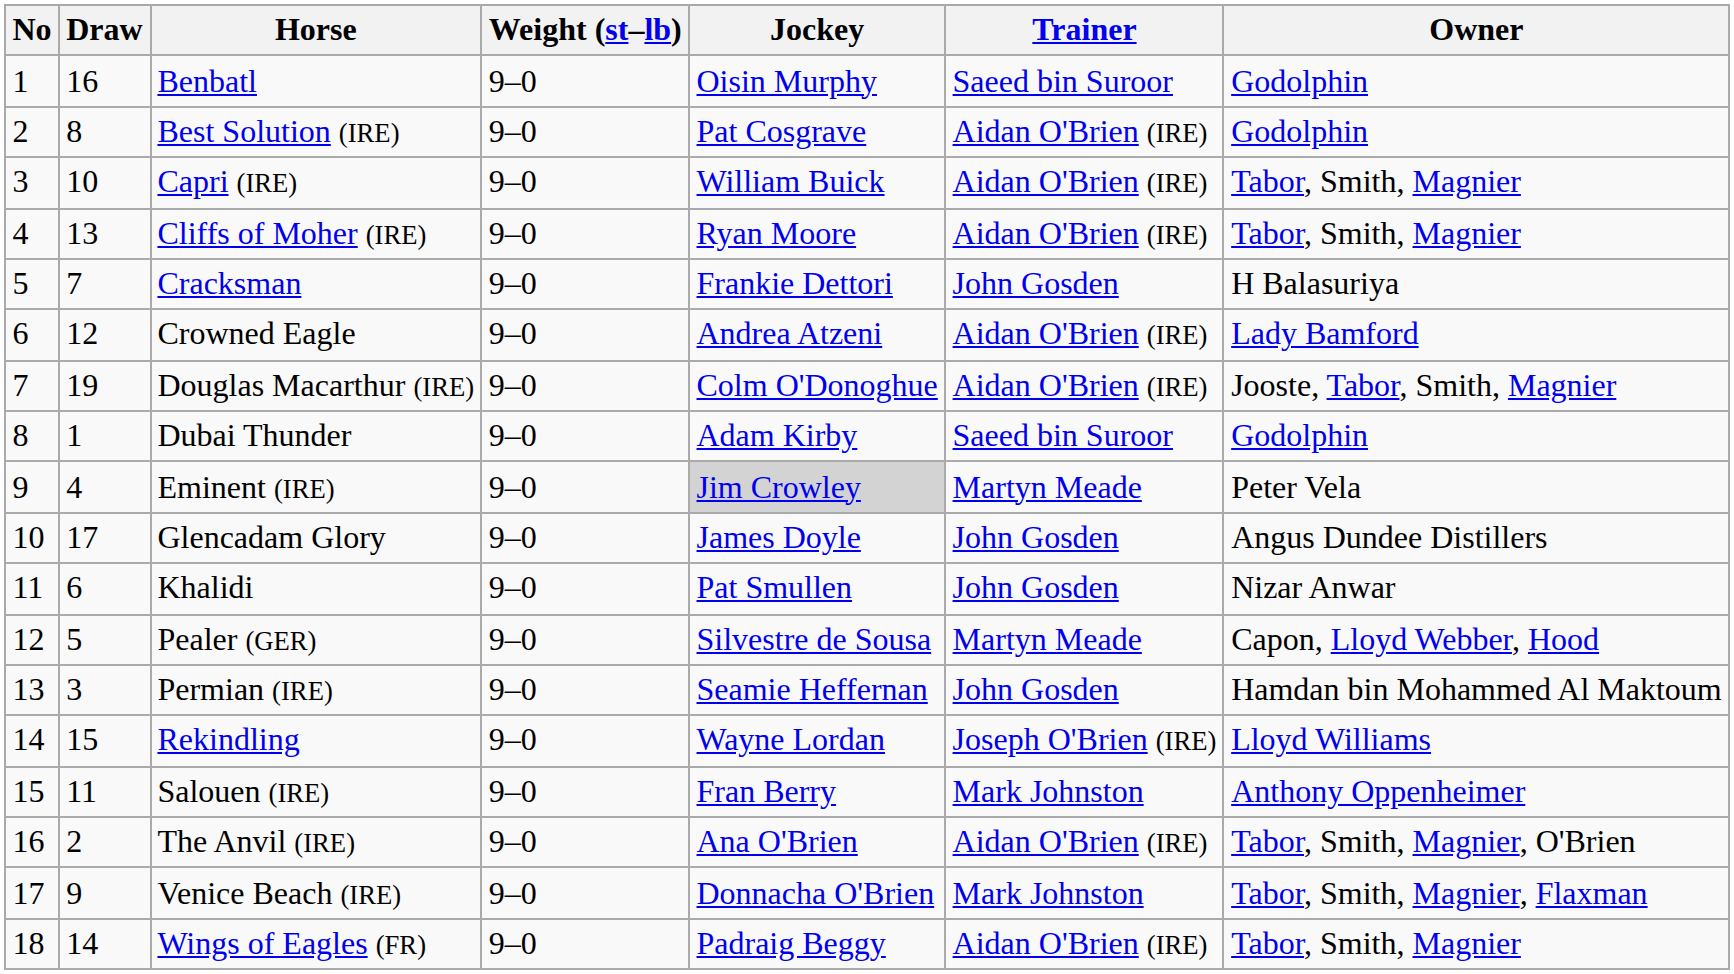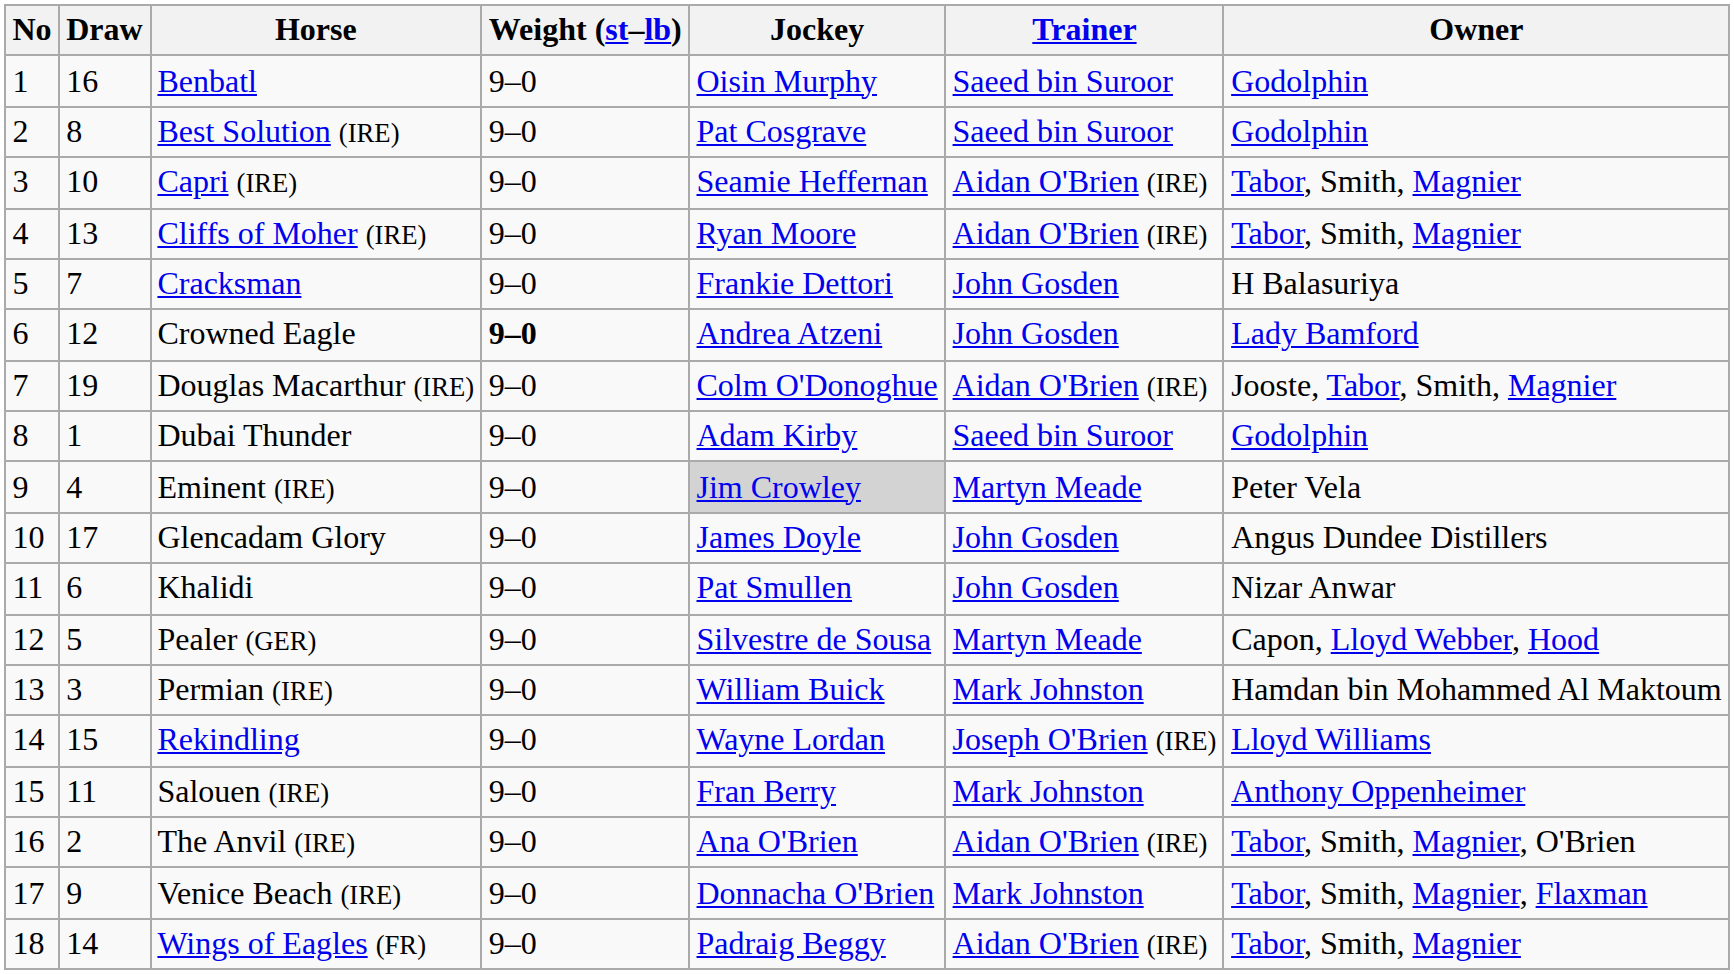(1080, 131) Aidan O'Brien (IRE) -> (1063, 131) Saeed bin Suroor
(791, 182) William Buick -> (812, 182) Seamie Heffernan
(513, 334) normal -> (513, 334) bold
(1080, 334) Aidan O'Brien (IRE) -> (1036, 334) John Gosden
(812, 689) Seamie Heffernan -> (791, 689) William Buick
(1036, 689) John Gosden -> (1048, 689) Mark Johnston
